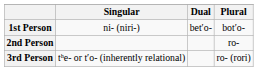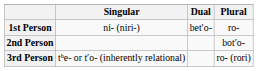(234, 27) bot′o- -> (234, 27) ro-
(234, 43) ro- -> (234, 43) bot′o-
